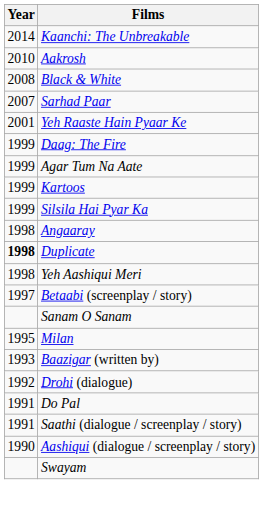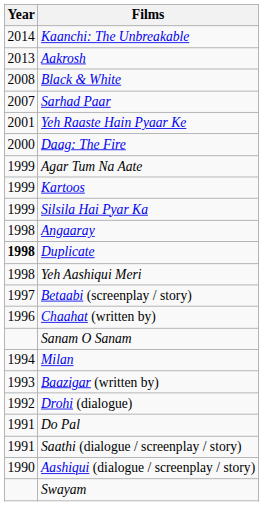(21, 58) 2010 -> (21, 58) 2013
(21, 144) 1999 -> (21, 144) 2000
+ row: (98, 317)
(21, 338) 1995 -> (21, 360) 1994
